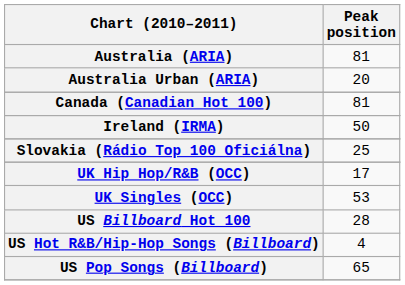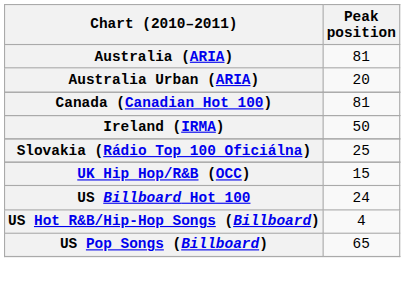(361, 174) 17 -> (361, 174) 15
- row: (164, 198)
(361, 221) 28 -> (361, 198) 24
